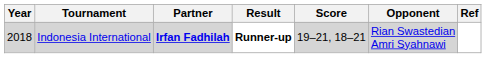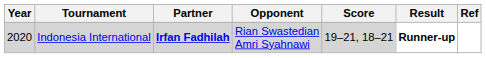columns swapped: (413, 14) <-> (263, 14)
(20, 38) 2018 -> (20, 38) 2020
